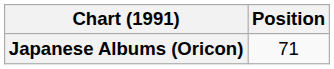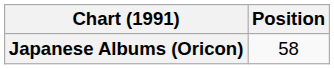(288, 48) 71 -> (288, 48) 58
